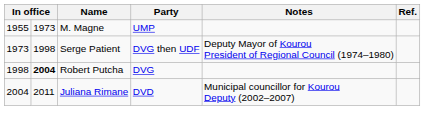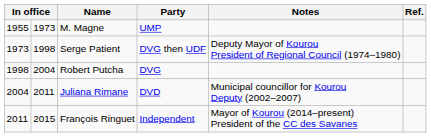(44, 70) bold -> (44, 70) normal
+ row: (97, 118)
